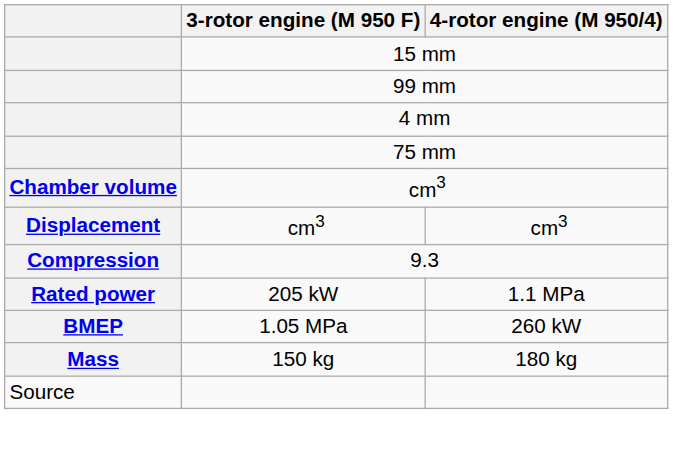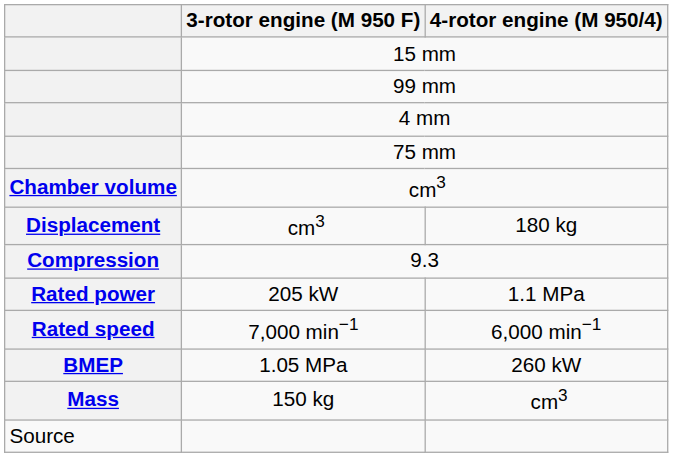(546, 225) cm3 -> (546, 225) 180 kg
+ row: (93, 329)
(546, 359) 180 kg -> (546, 400) cm3
